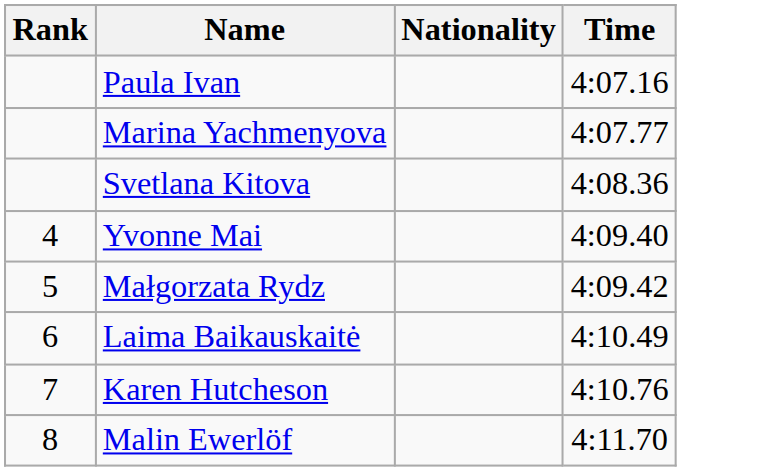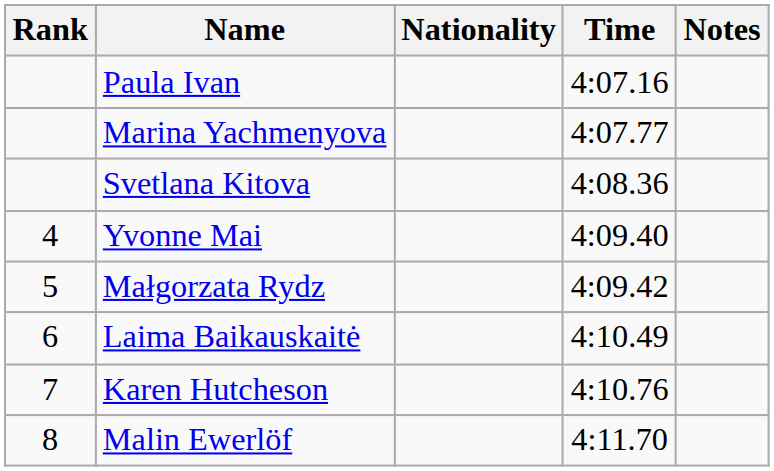+ column: (722, 30)
